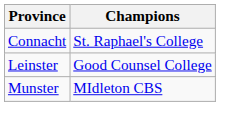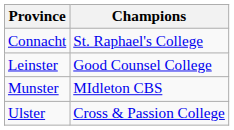+ row: (27, 112)
